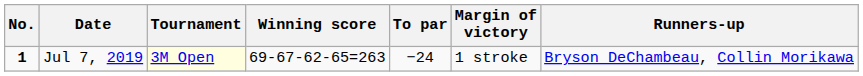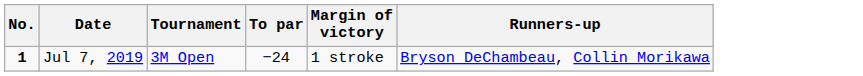- column: (317, 26)
(182, 59) lightyellow background -> (182, 59) no background
